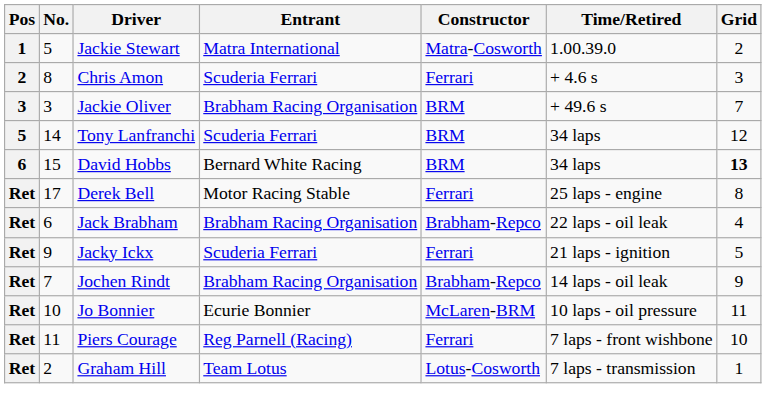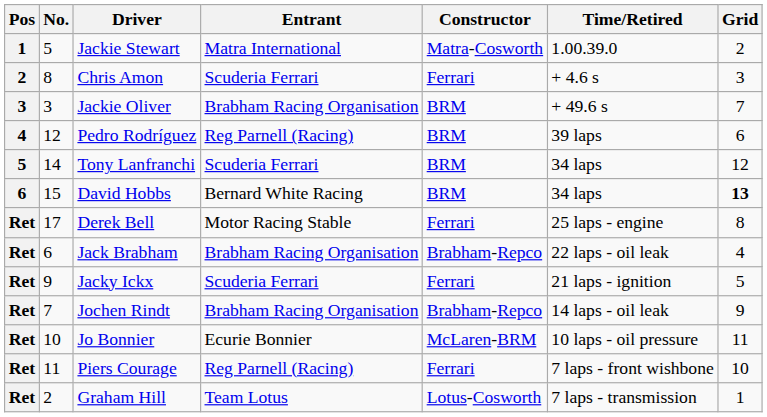+ row: (137, 135)
